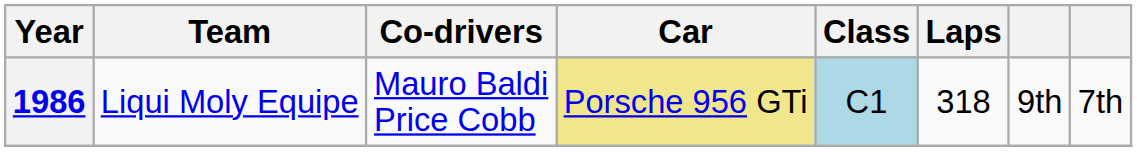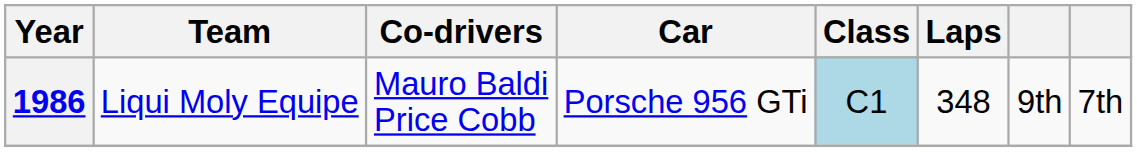(686, 101) khaki background -> (686, 101) no background
(964, 101) 318 -> (964, 101) 348
